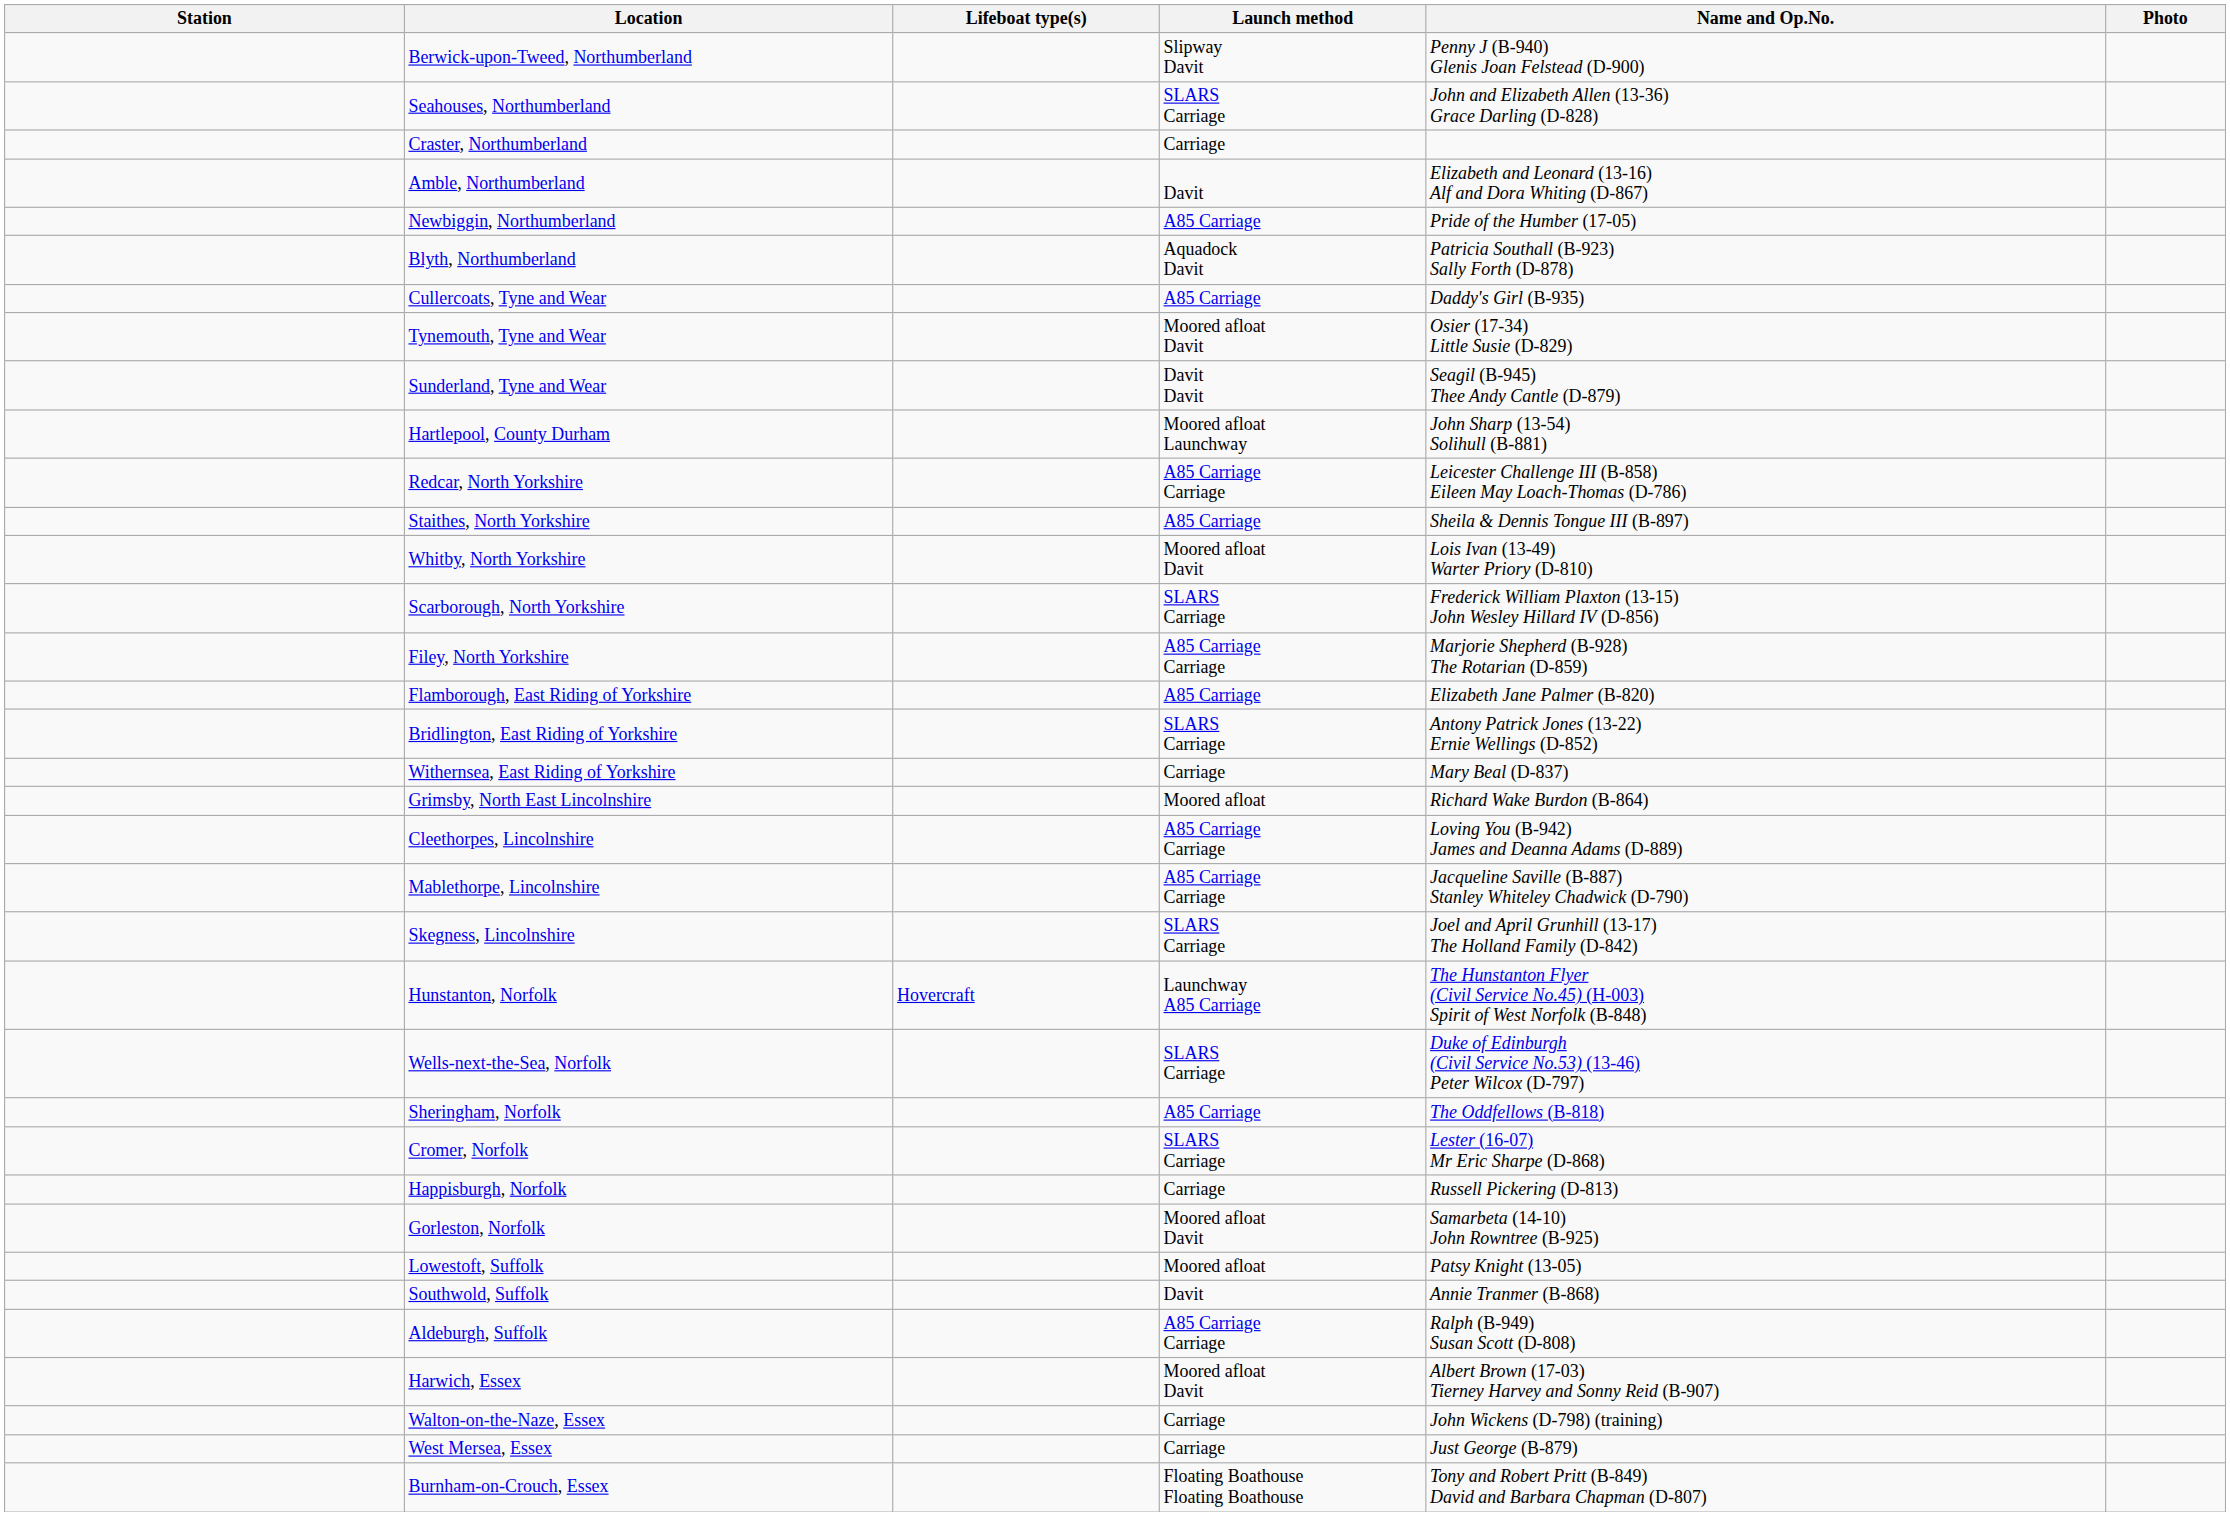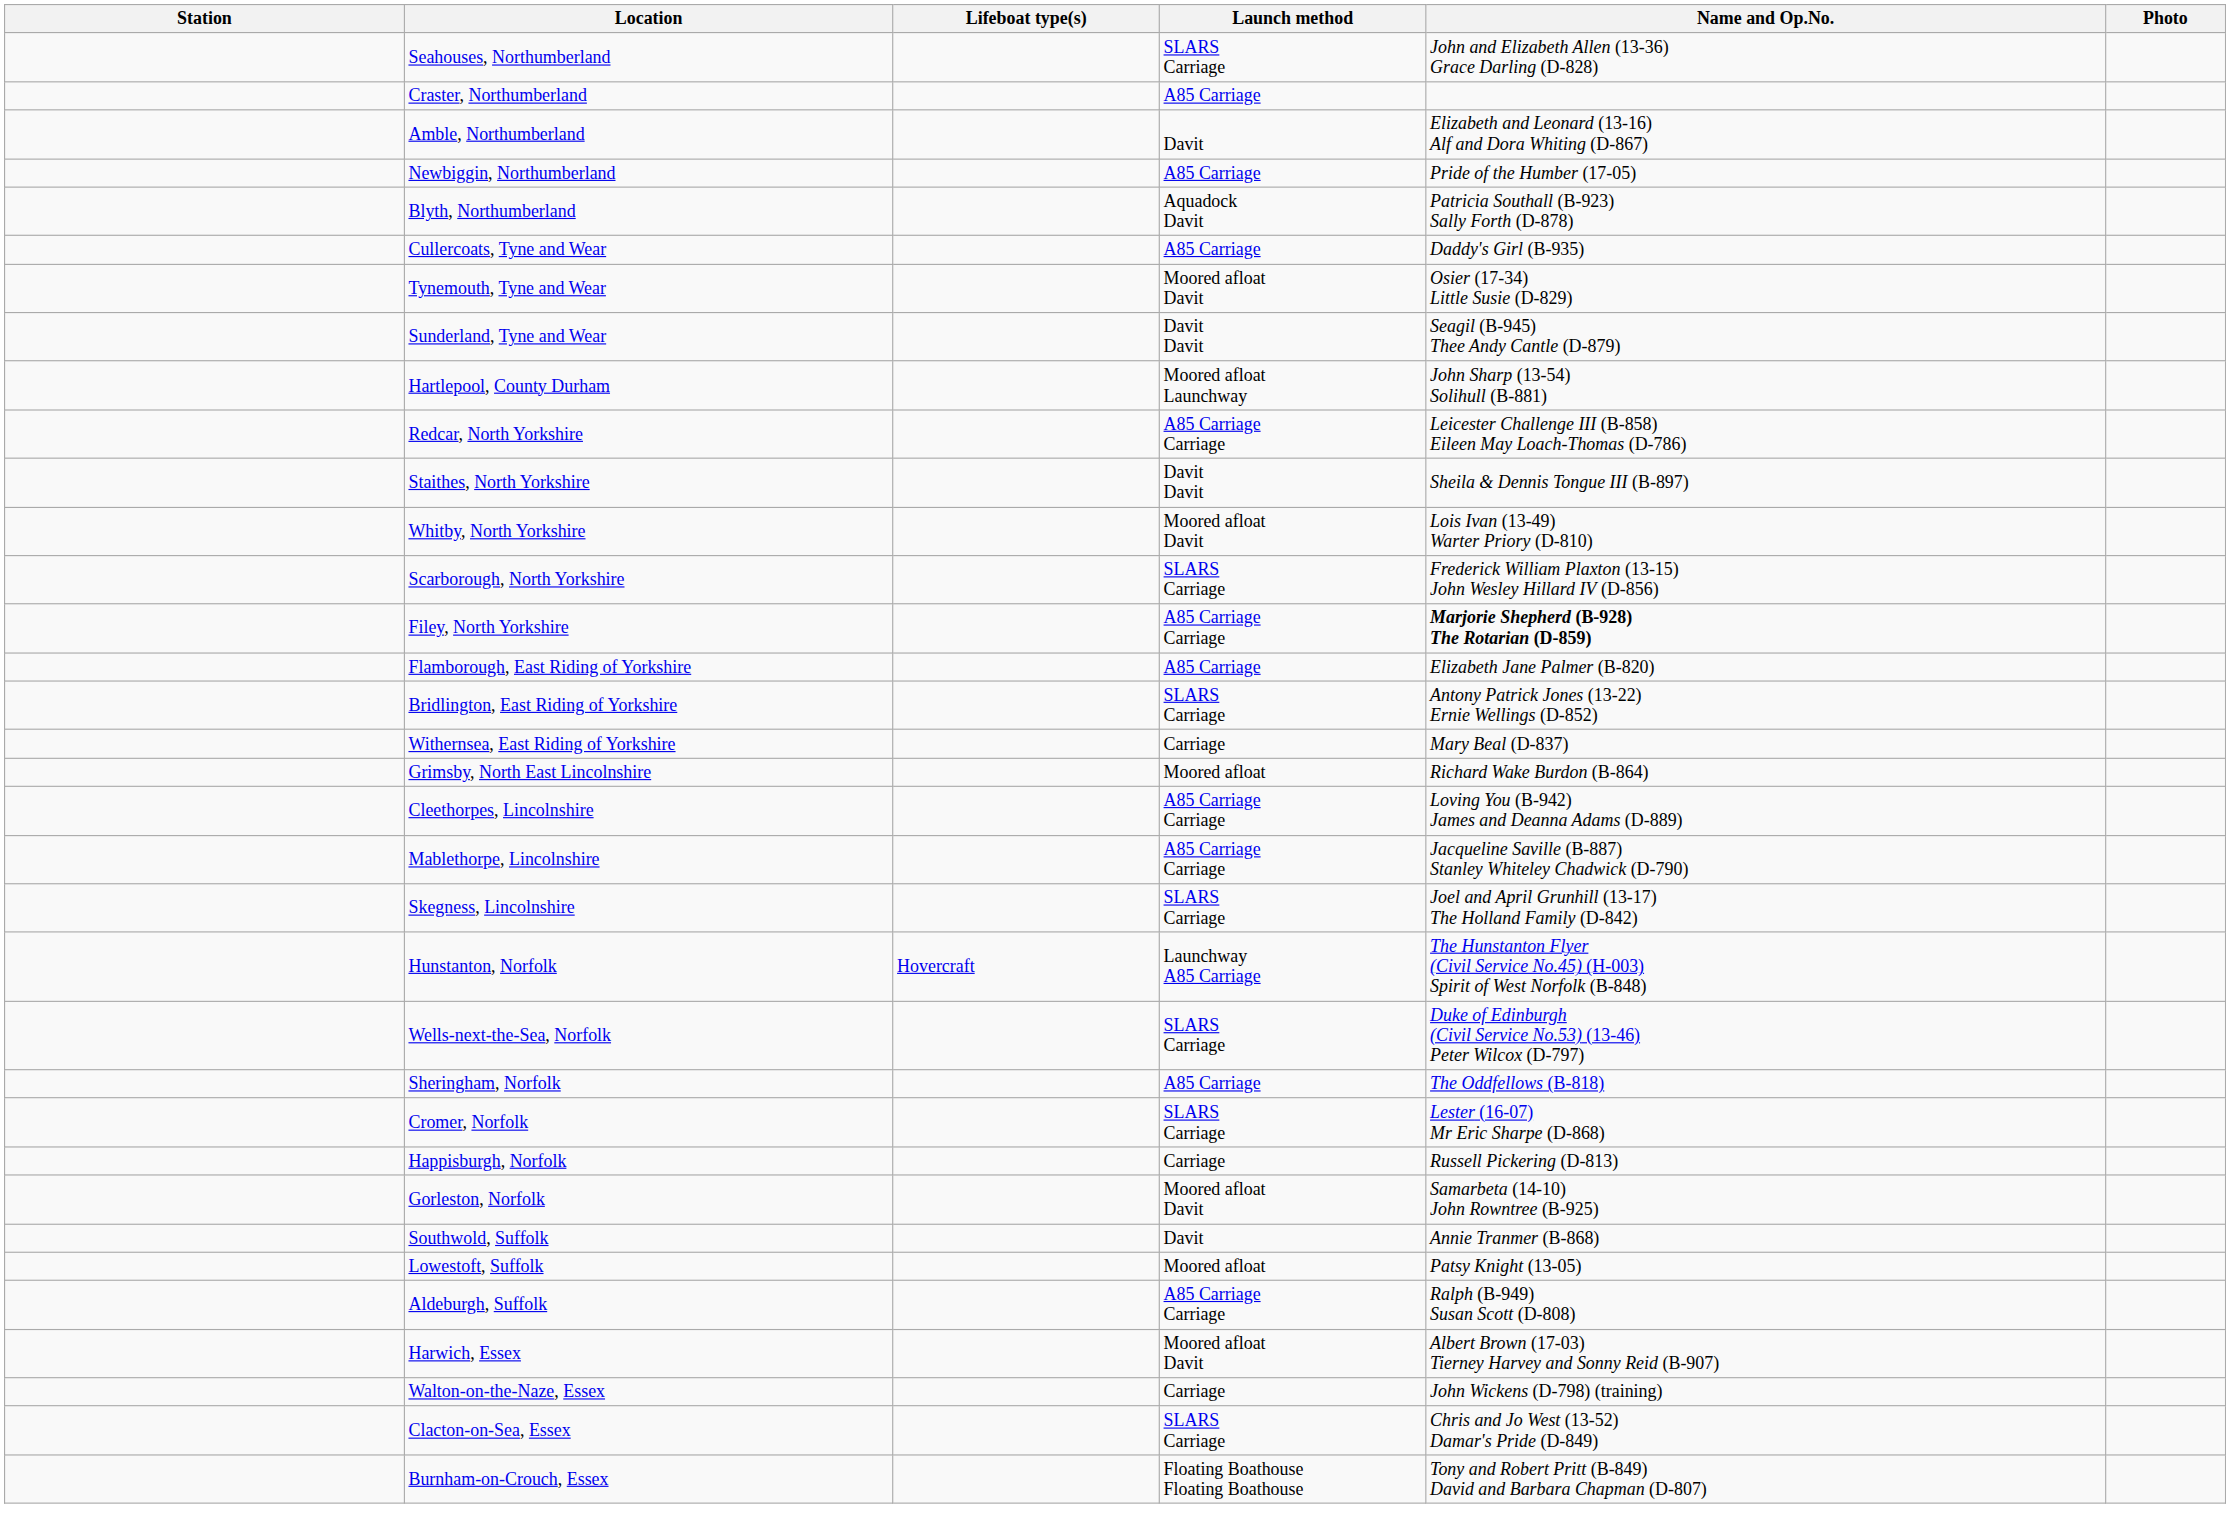- row: (550, 57)
(1194, 144) Carriage -> (1212, 95) A85 Carriage
(1212, 521) A85 Carriage -> (1183, 482) Davit Davit
(1529, 656) normal -> (1531, 628) bold
rows swapped: (476, 1266) <-> (478, 1294)
+ row: (490, 1430)
- row: (480, 1448)
